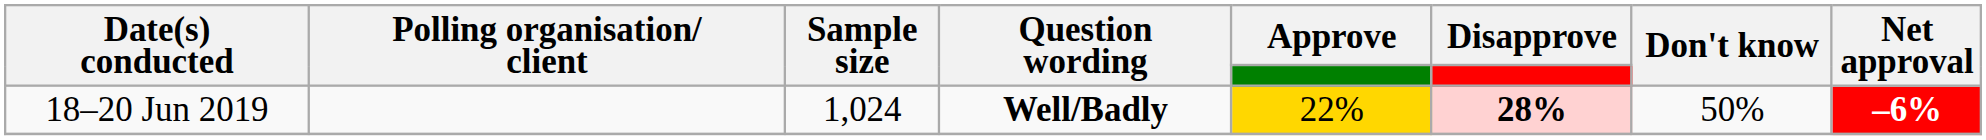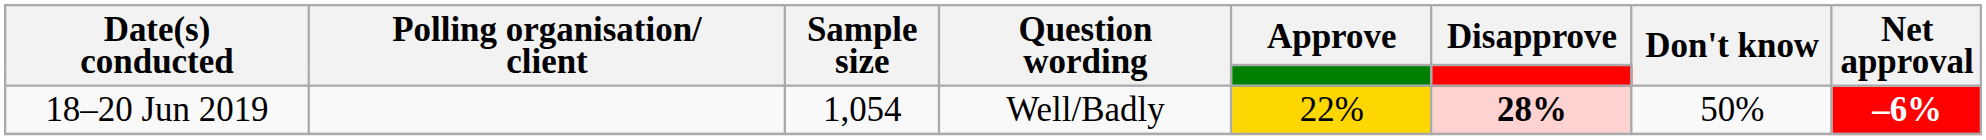(862, 109) 1,024 -> (862, 109) 1,054
(1085, 109) bold -> (1085, 109) normal
